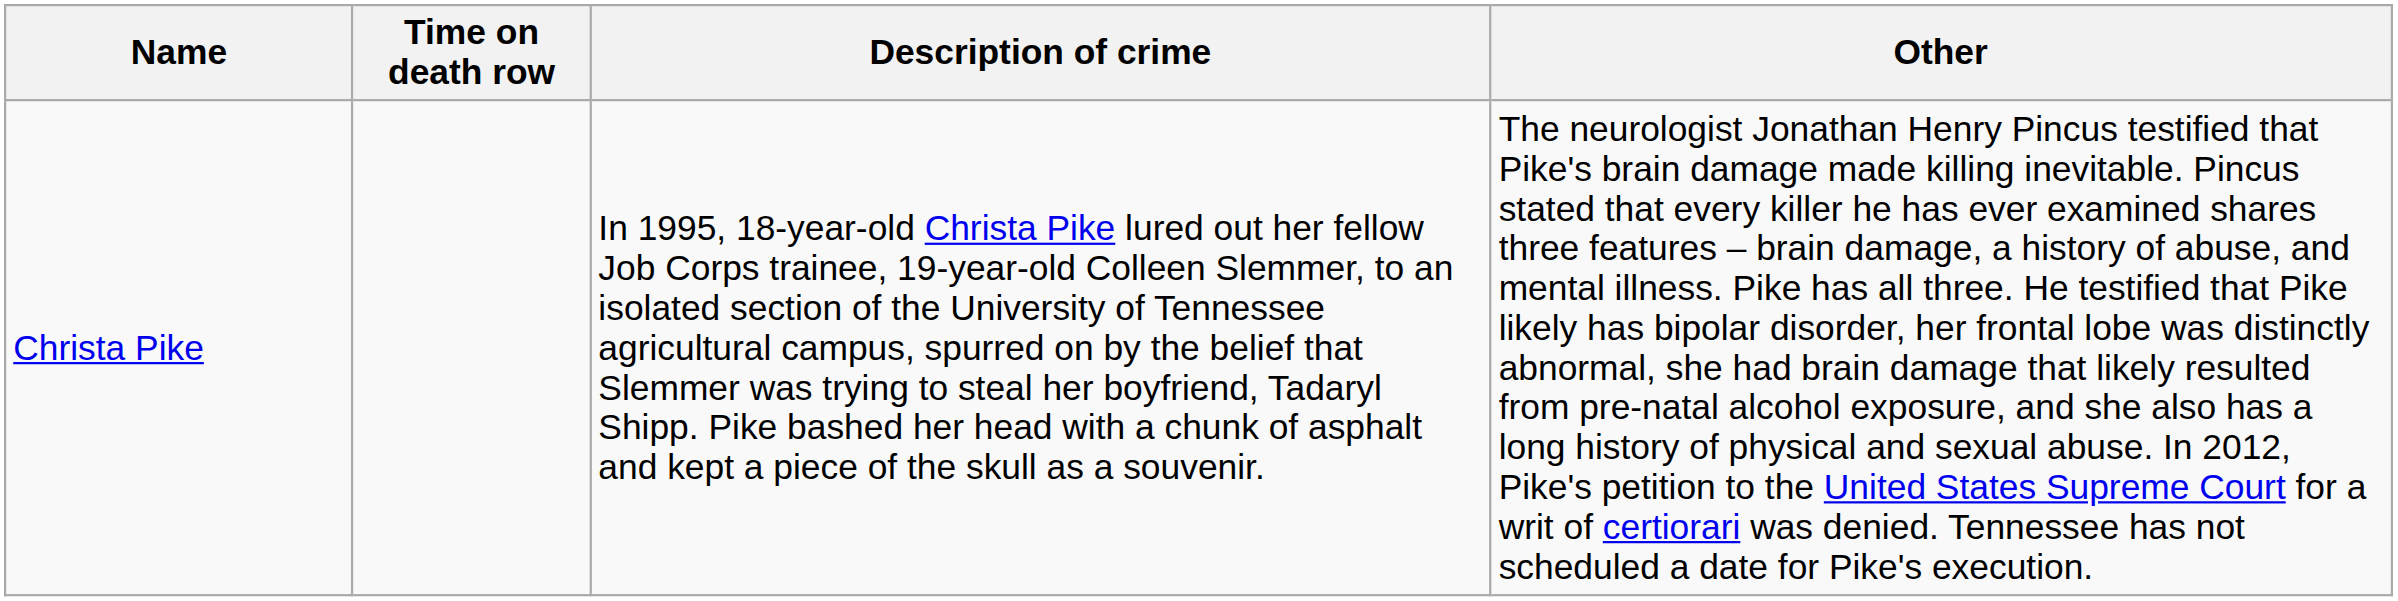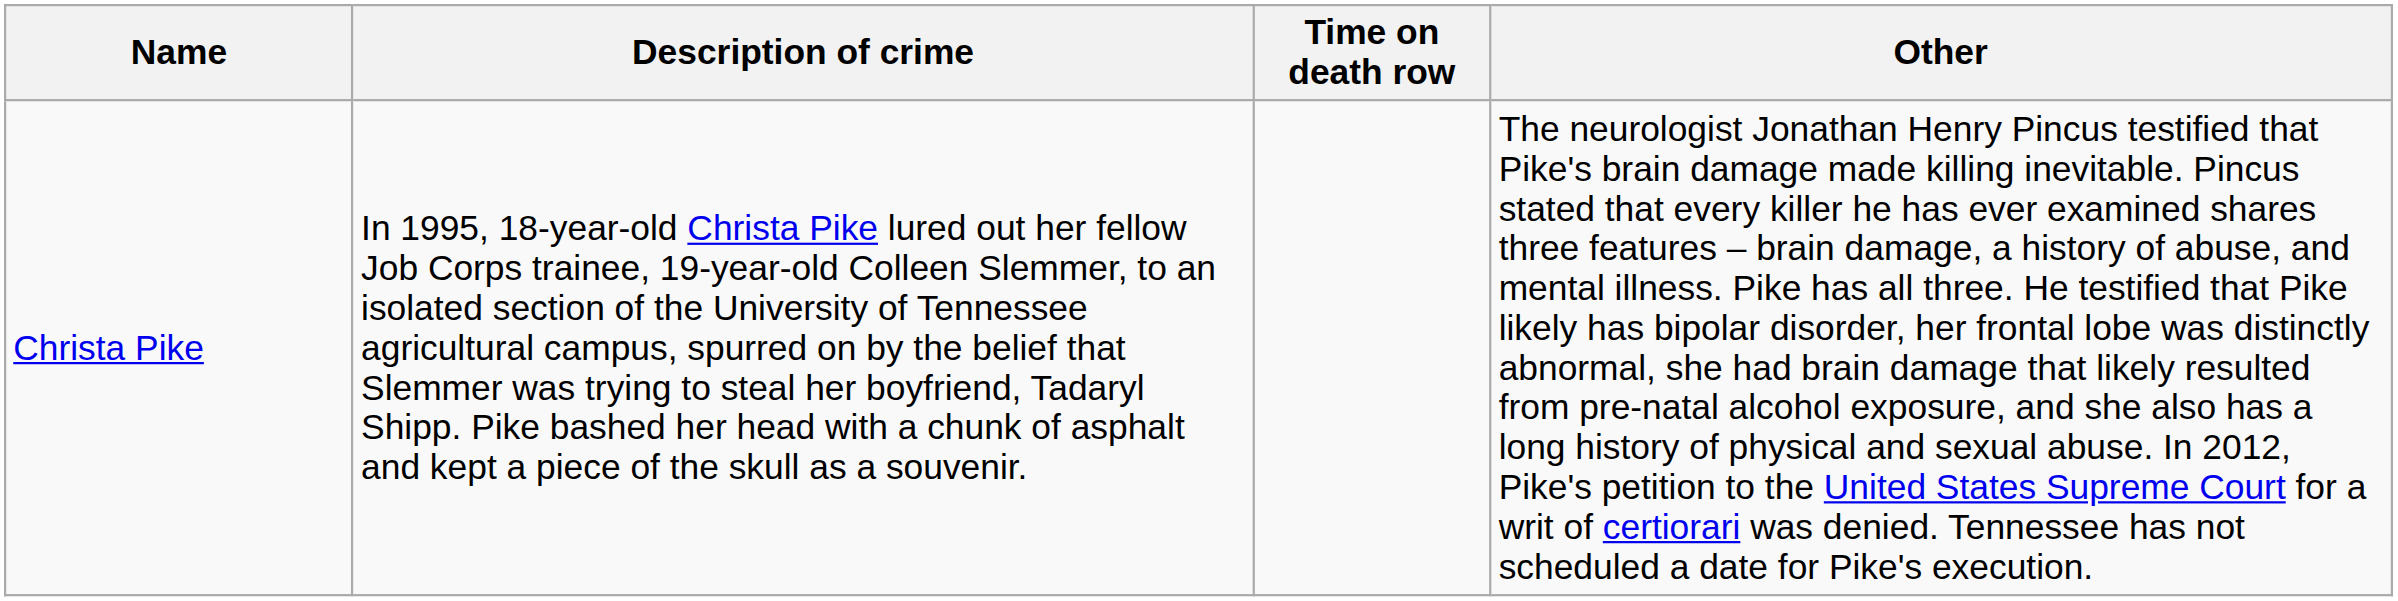columns swapped: (1040, 52) <-> (472, 52)
